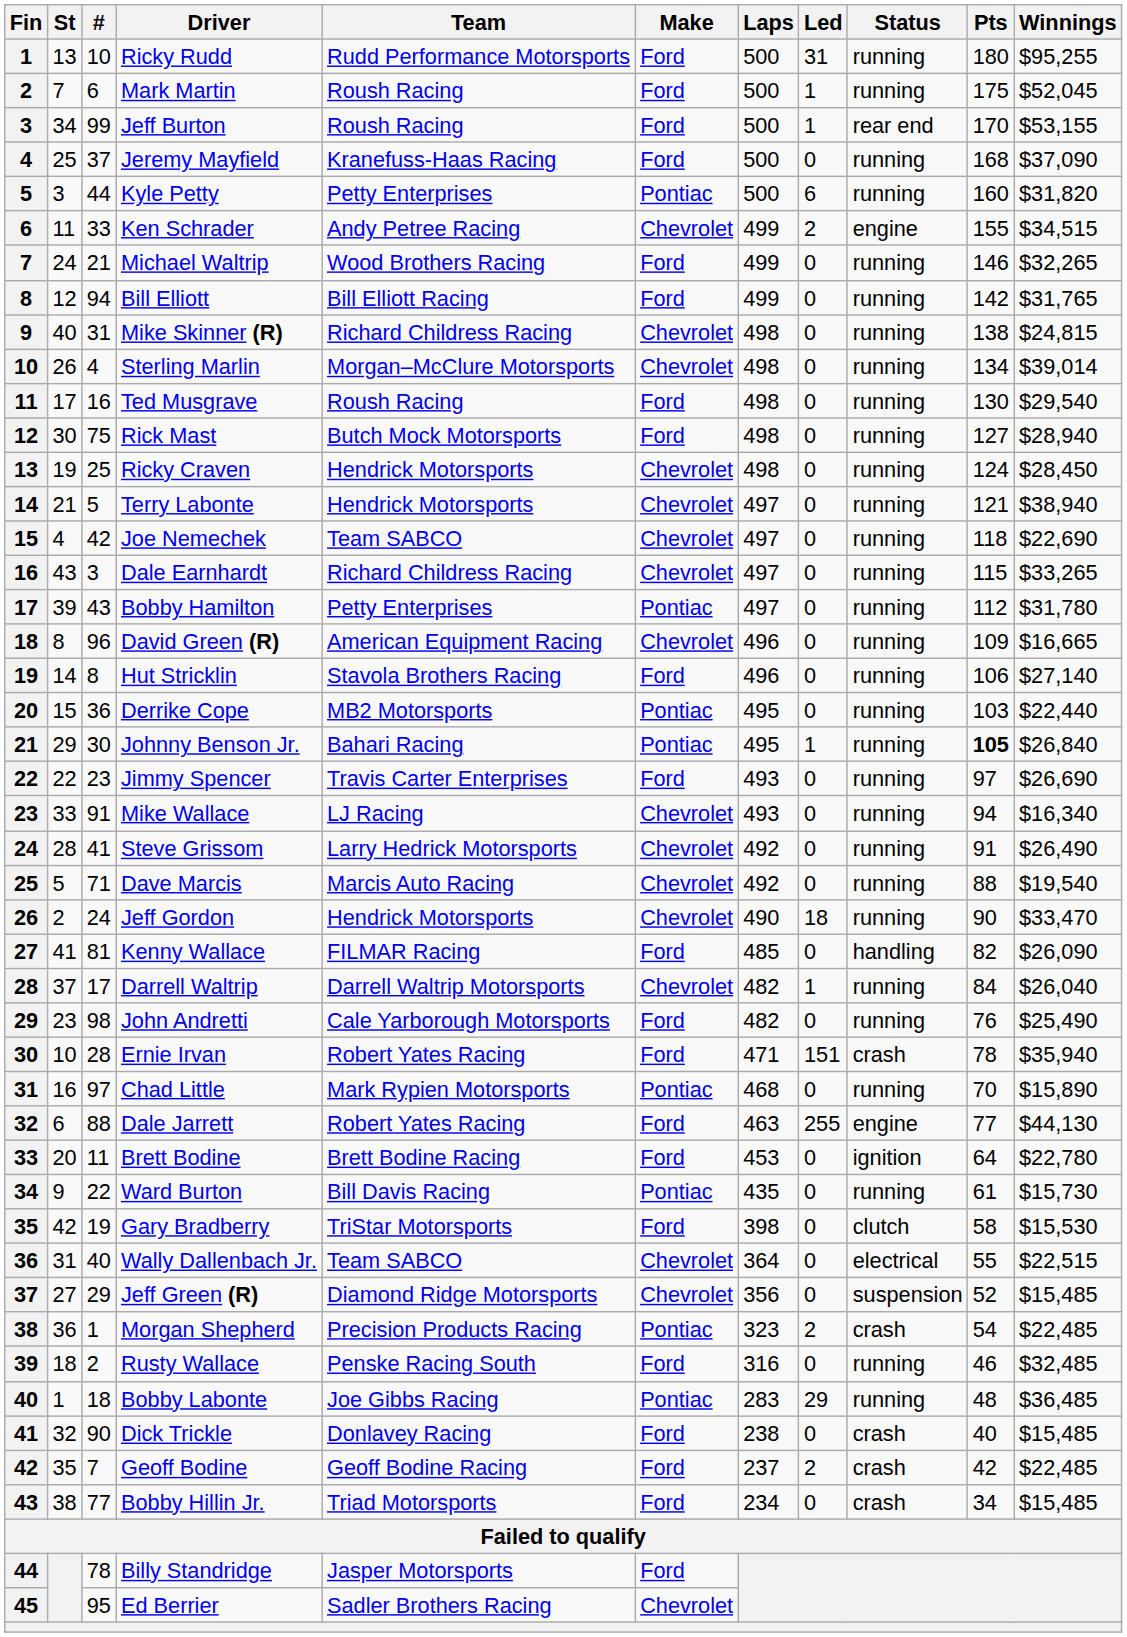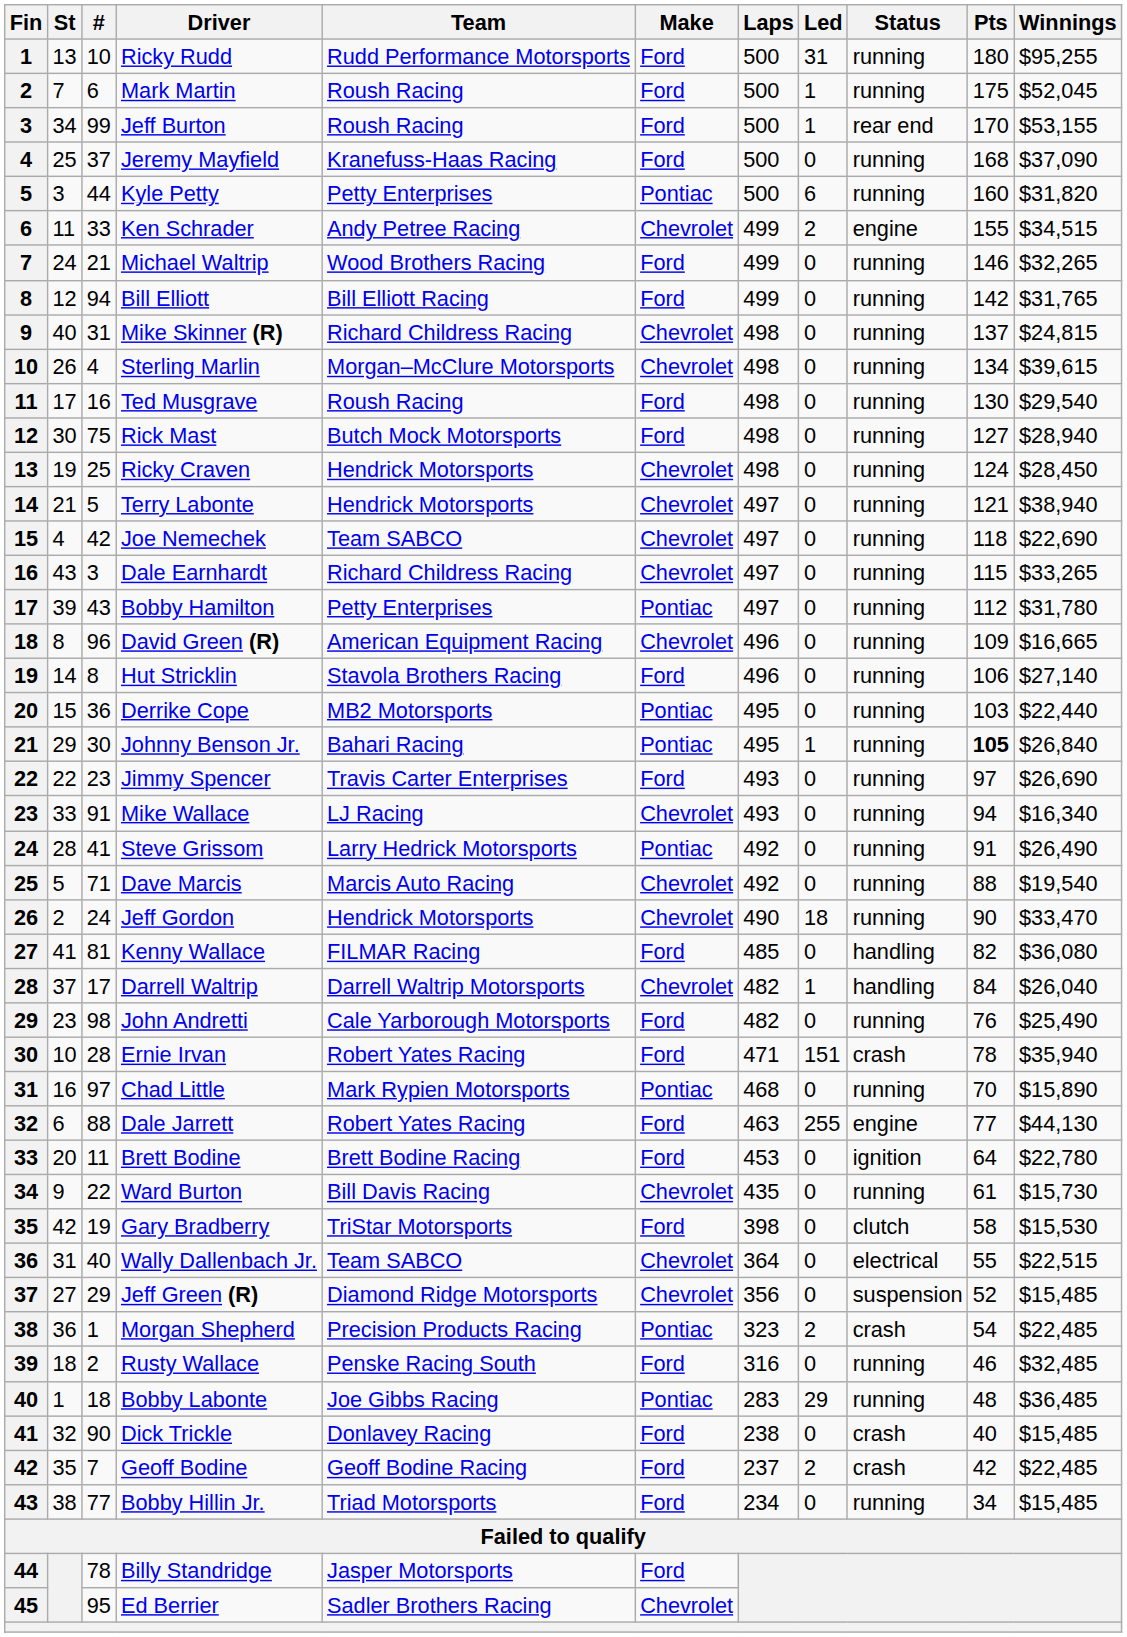(991, 332) 138 -> (991, 332) 137
(1058, 366) $39,014 -> (1058, 366) $39,615
(687, 848) Chevrolet -> (676, 848) Pontiac
(1058, 951) $26,090 -> (1058, 951) $36,080
(889, 986) running -> (894, 986) handling
(676, 1192) Pontiac -> (687, 1192) Chevrolet
(879, 1502) crash -> (889, 1502) running
